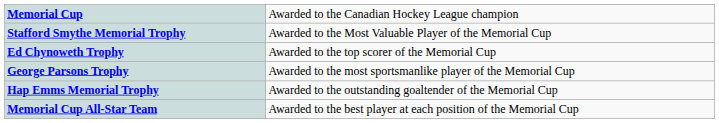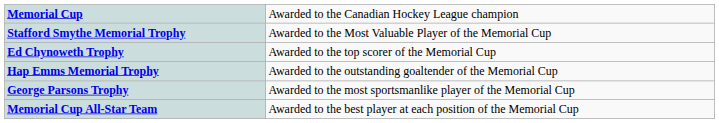rows swapped: (83, 90) <-> (68, 71)
